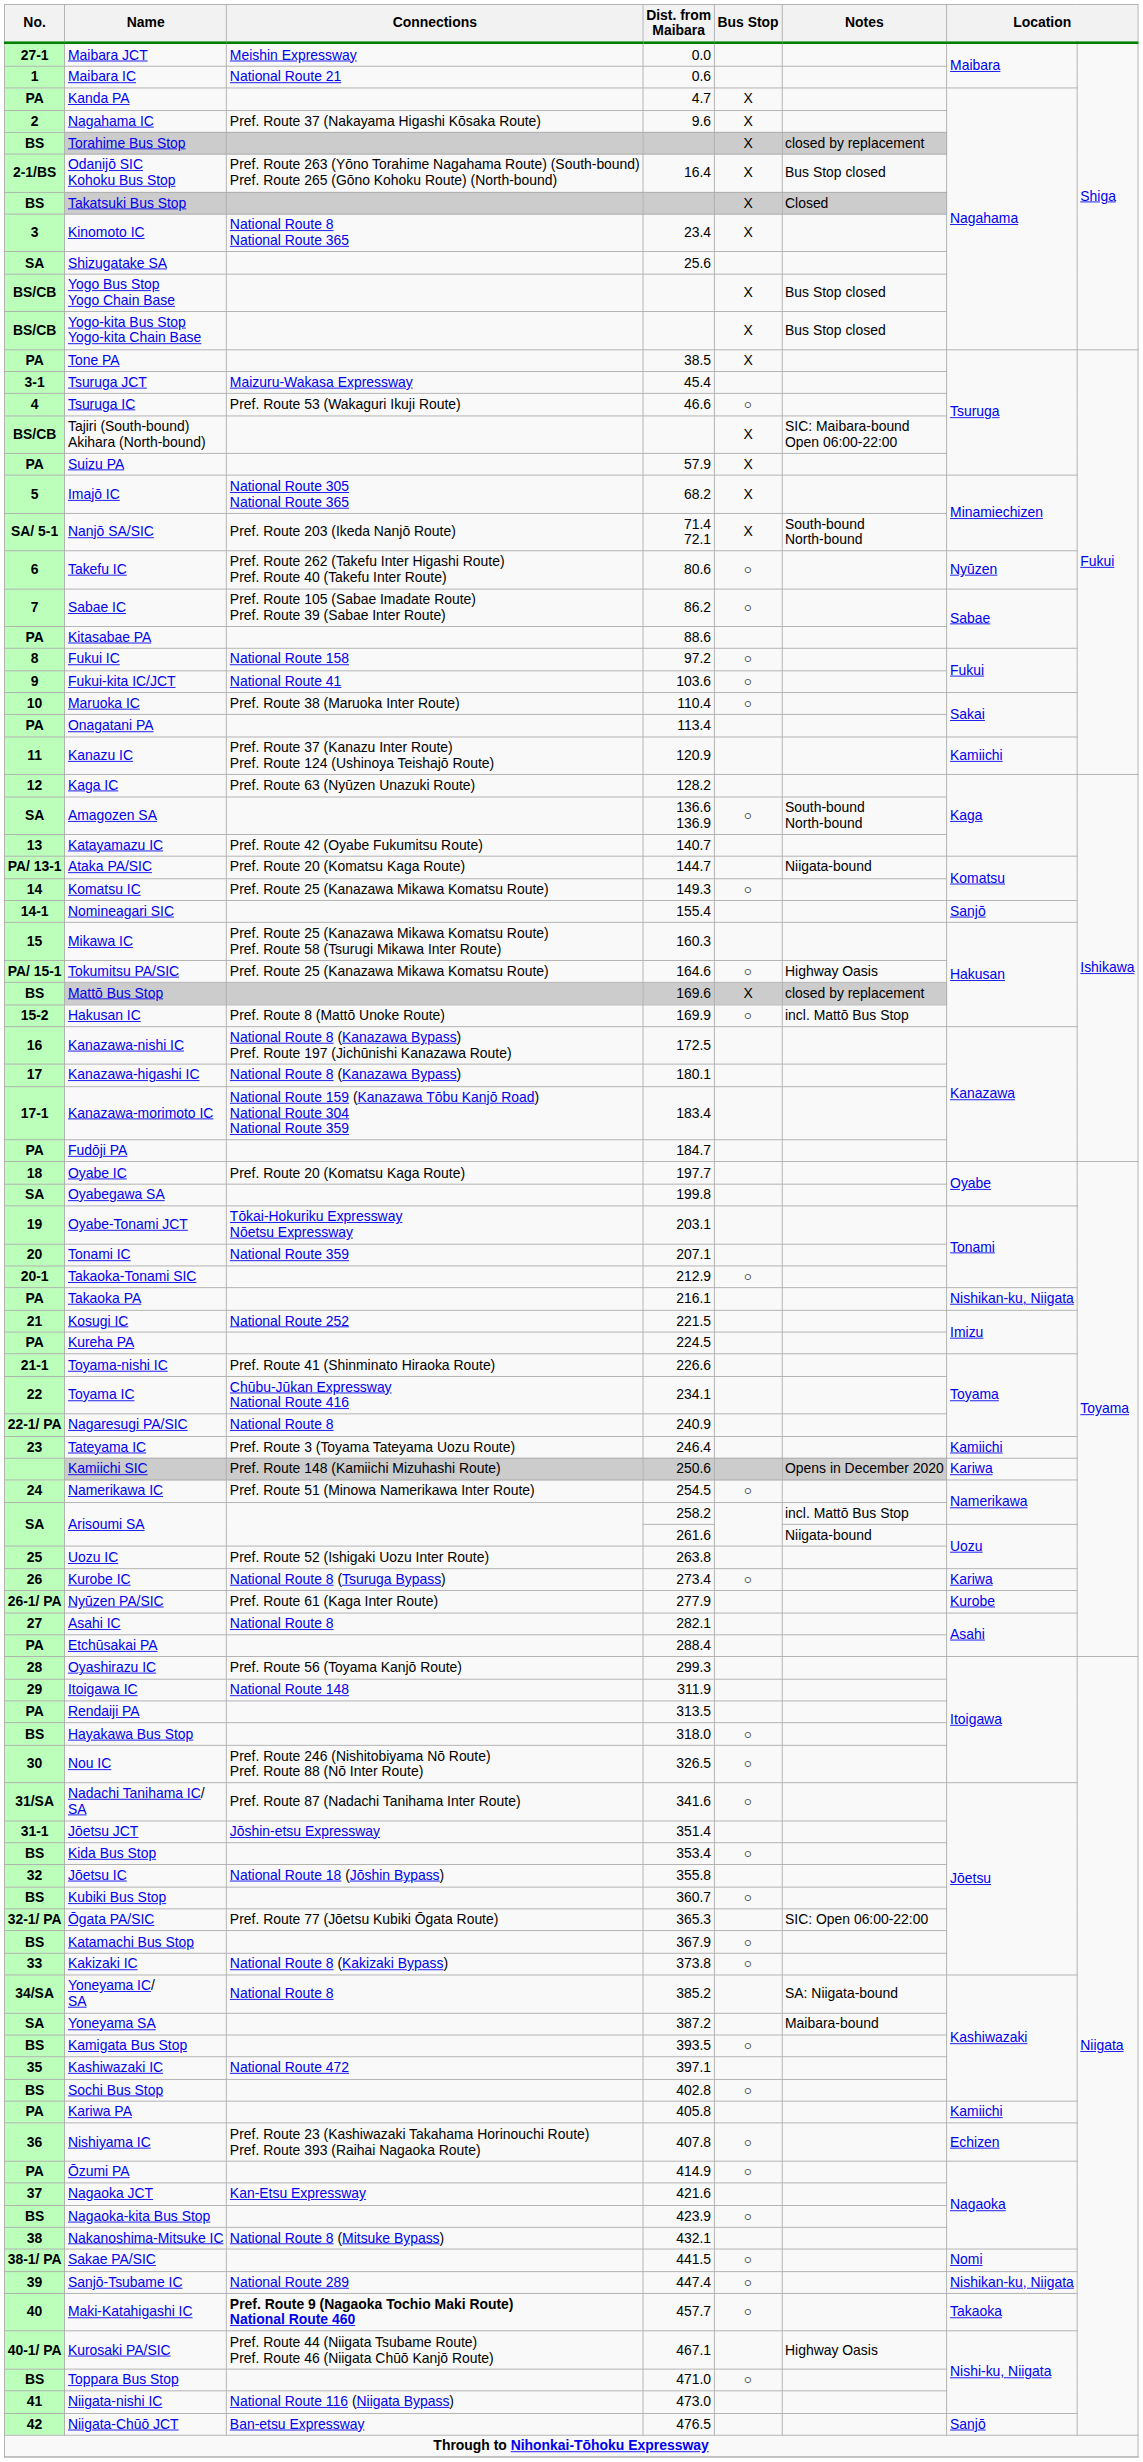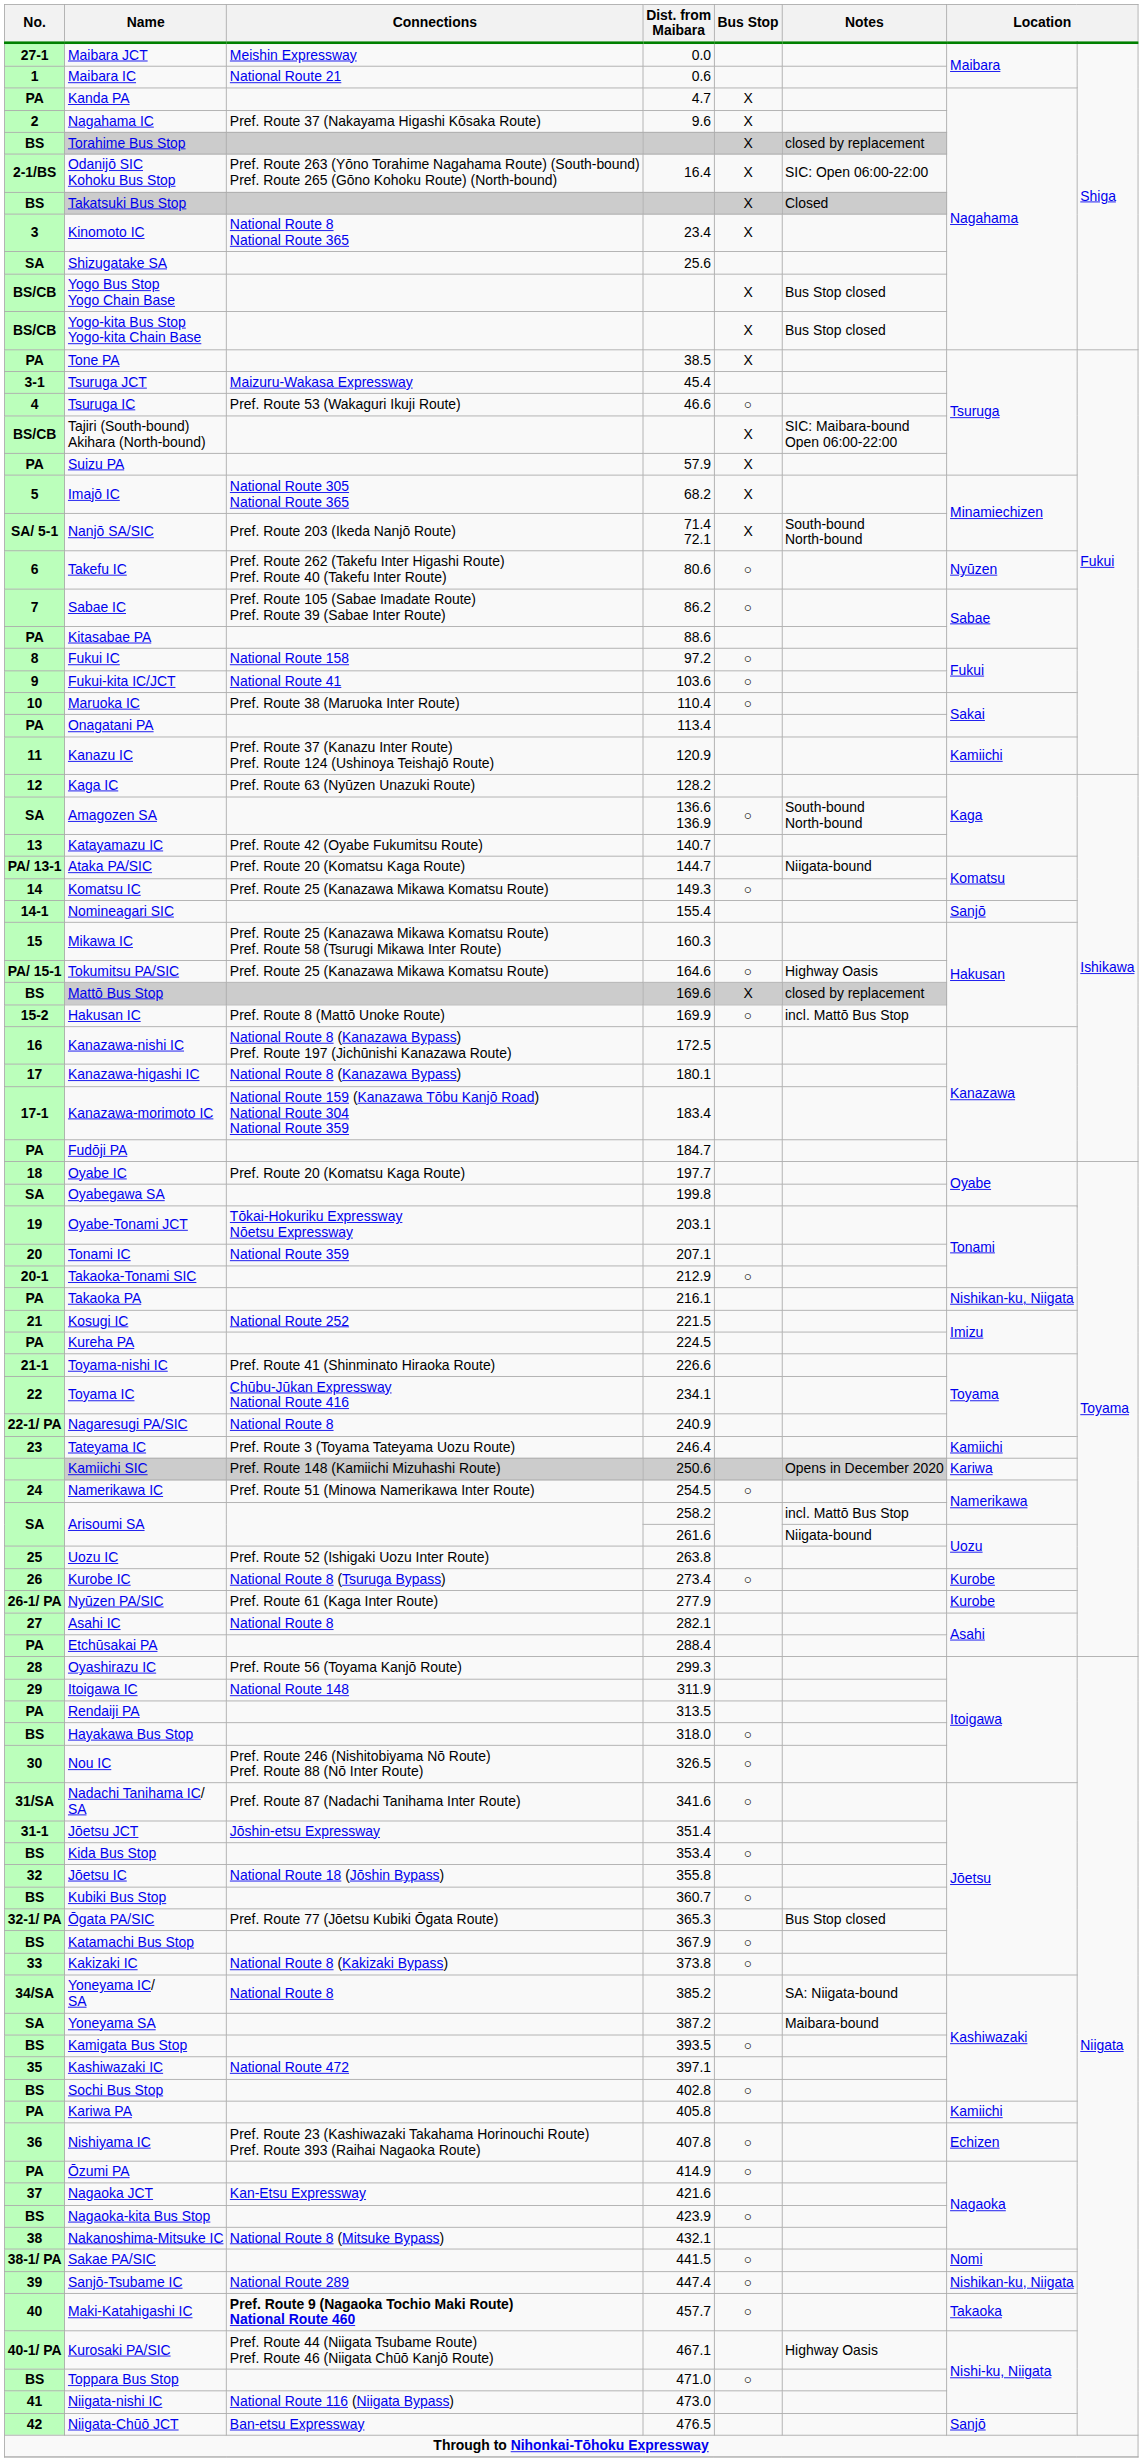(835, 173) Bus Stop closed -> (857, 173) SIC: Open 06:00-22:00
(971, 1579) Kariwa -> (973, 1579) Kurobe
(857, 1919) SIC: Open 06:00-22:00 -> (835, 1919) Bus Stop closed
